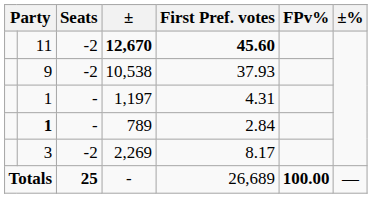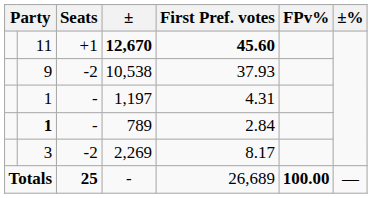(91, 44) -2 -> (89, 44) +1
